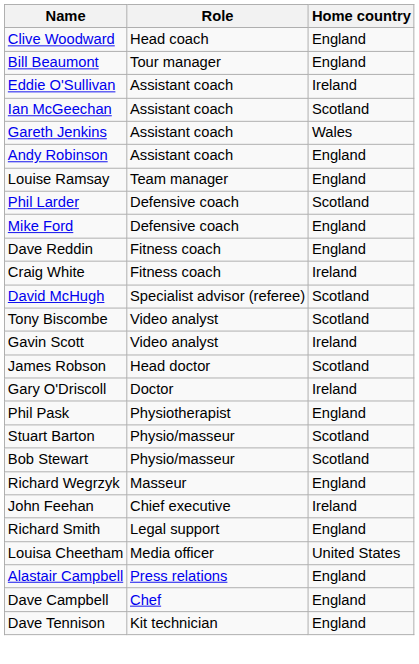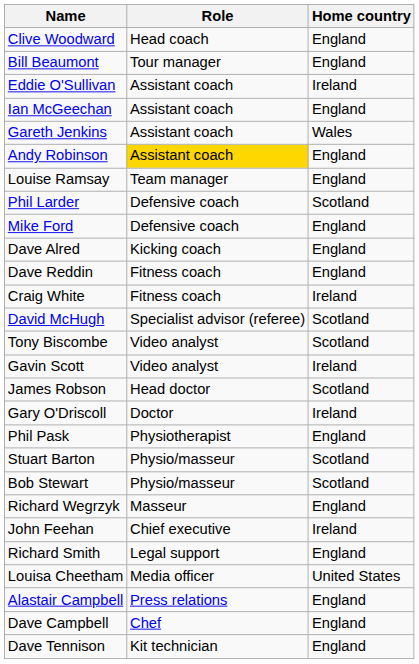(341, 109) Scotland -> (339, 109) England
(182, 156) no background -> (182, 156) gold background
+ row: (44, 249)
